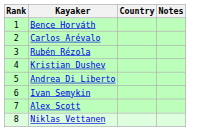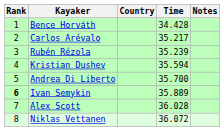+ column: (173, 11)
(16, 92) normal -> (16, 92) bold
